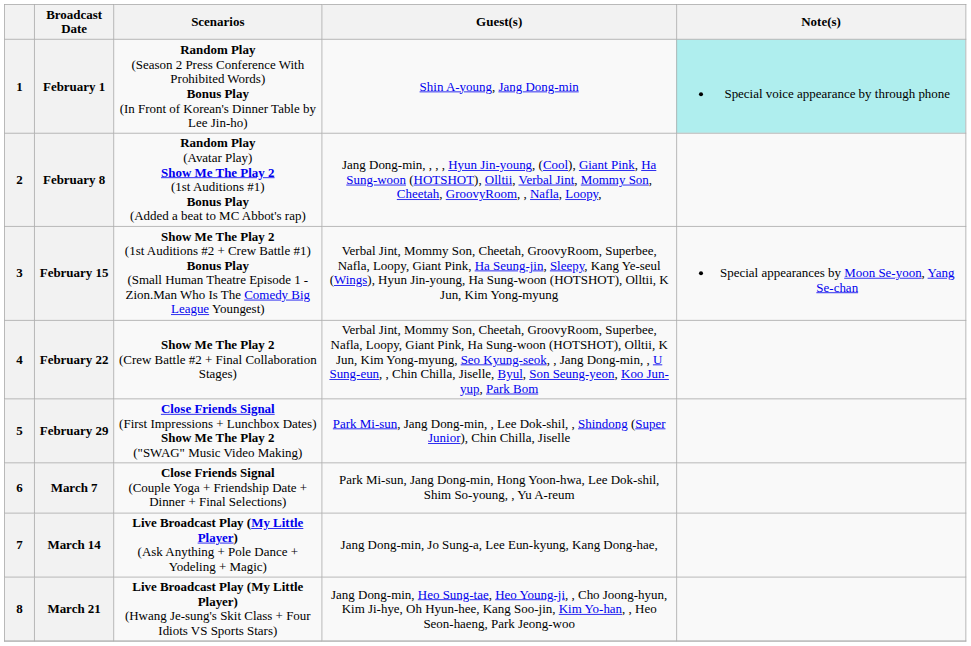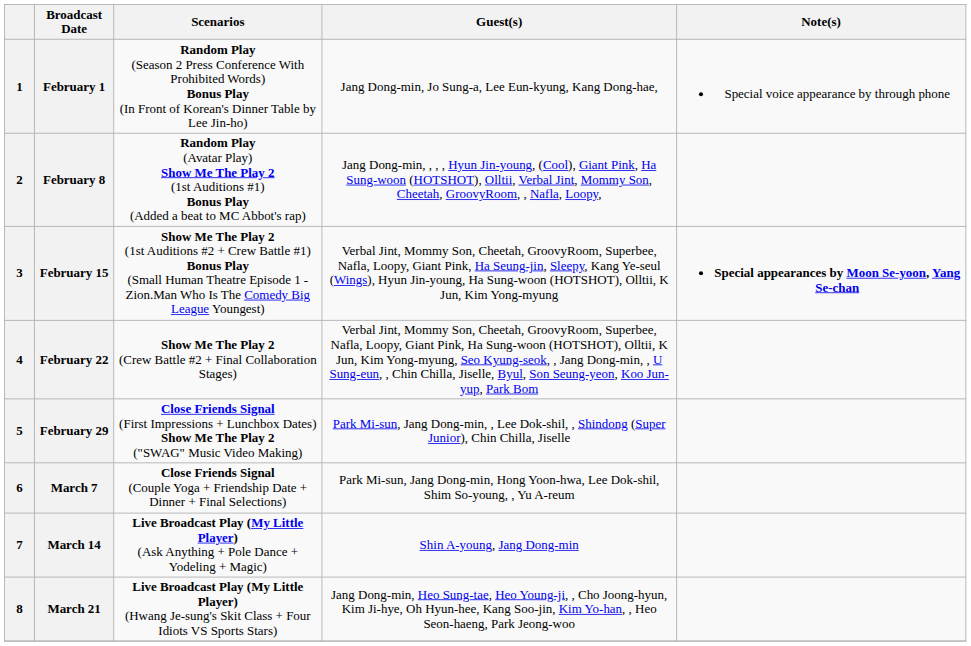(499, 86) Shin A-young, Jang Dong-min -> (499, 86) Jang Dong-min, Jo Sung-a, Lee Eun-kyung, Kang Dong-hae,
(821, 94) paleturquoise background -> (821, 94) no background
(821, 280) normal -> (821, 280) bold
(499, 545) Jang Dong-min, Jo Sung-a, Lee Eun-kyung, Kang Dong-hae, -> (499, 545) Shin A-young, Jang Dong-min
